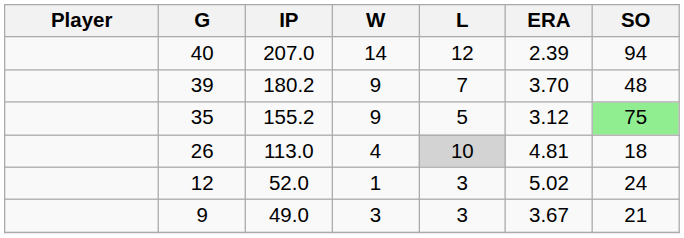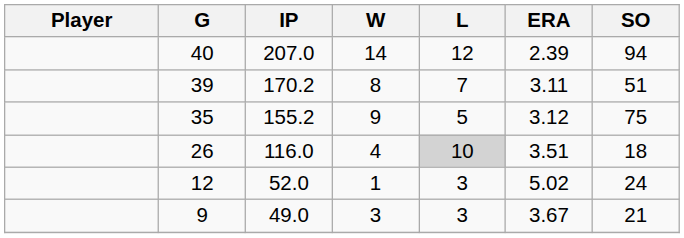(289, 85) 180.2 -> (289, 85) 170.2
(376, 85) 9 -> (376, 85) 8
(549, 85) 3.70 -> (549, 85) 3.11
(636, 85) 48 -> (636, 85) 51
(636, 118) lightgreen background -> (636, 118) no background
(289, 150) 113.0 -> (289, 150) 116.0
(549, 150) 4.81 -> (549, 150) 3.51
